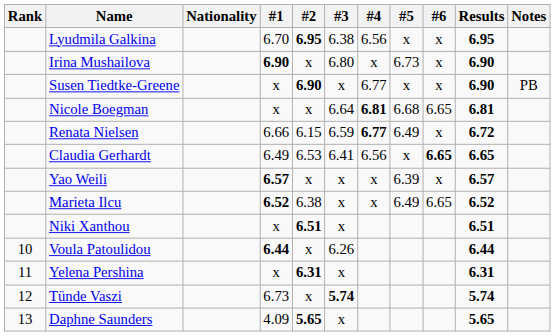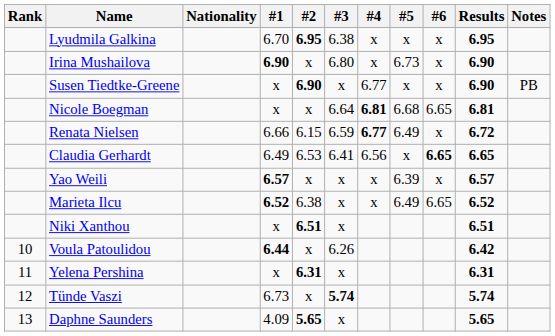(374, 39) 6.56 -> (374, 39) x
(482, 249) 6.44 -> (482, 249) 6.42
